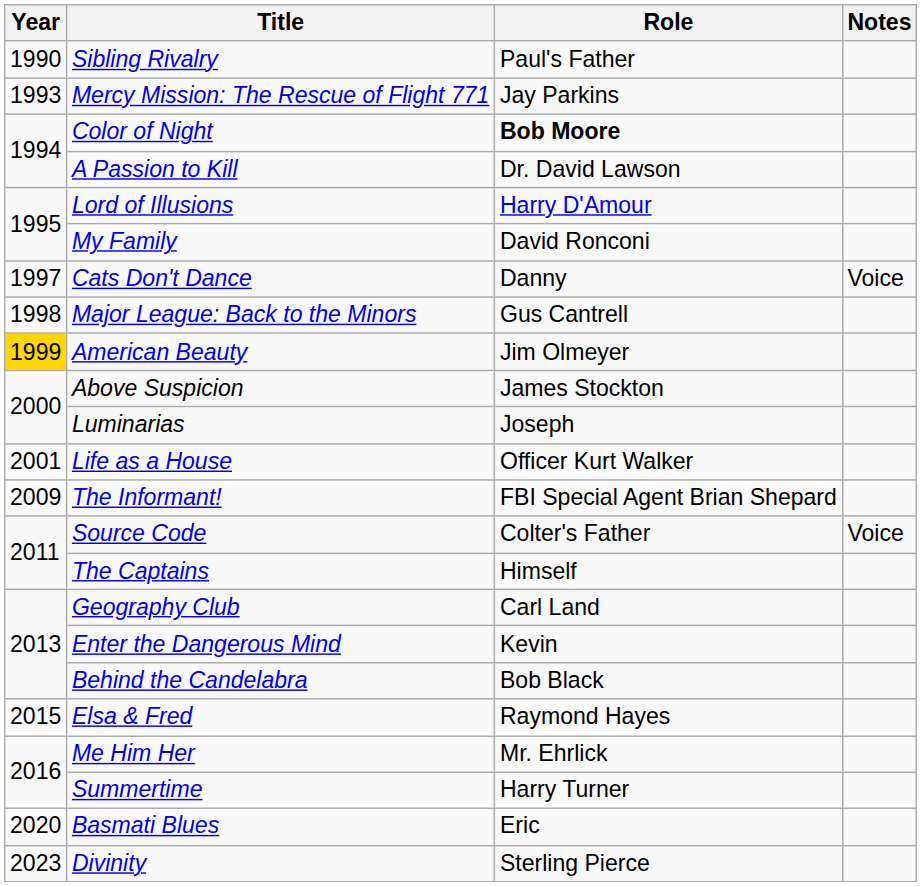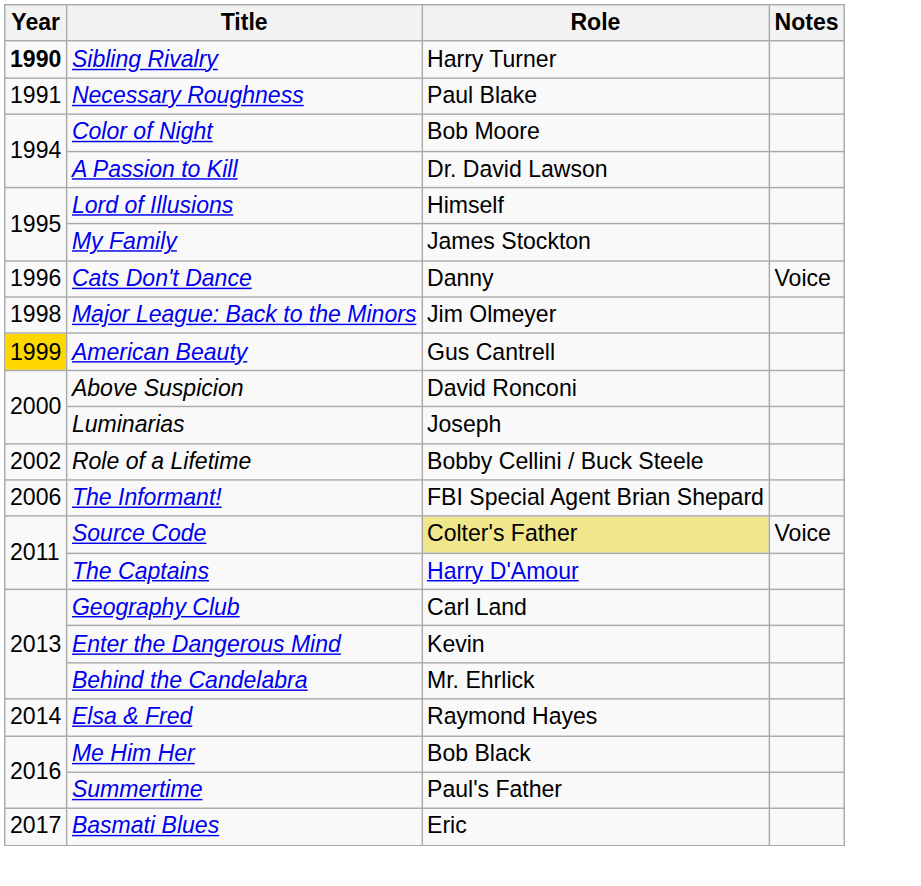(36, 59) normal -> (36, 59) bold
(567, 59) Paul's Father -> (492, 59) Harry Turner
+ row: (188, 95)
- row: (281, 95)
(560, 132) bold -> (483, 132) normal
(576, 205) Harry D'Amour -> (465, 205) Himself
(575, 242) David Ronconi -> (509, 242) James Stockton
(36, 278) 1997 -> (36, 278) 1996
(564, 315) Gus Cantrell -> (492, 315) Jim Olmeyer
(565, 351) Jim Olmeyer -> (491, 351) Gus Cantrell
(582, 388) James Stockton -> (502, 388) David Ronconi
- row: (152, 461)
+ row: (162, 461)
(36, 497) 2009 -> (36, 497) 2006
(575, 534) no background -> (502, 534) khaki background
(538, 570) Himself -> (503, 570) Harry D'Amour
(552, 680) Bob Black -> (481, 680) Mr. Ehrlick
(36, 717) 2015 -> (36, 717) 2014
(554, 753) Mr. Ehrlick -> (479, 753) Bob Black
(565, 790) Harry Turner -> (495, 790) Paul's Father
(36, 826) 2020 -> (36, 826) 2017
- row: (109, 863)
